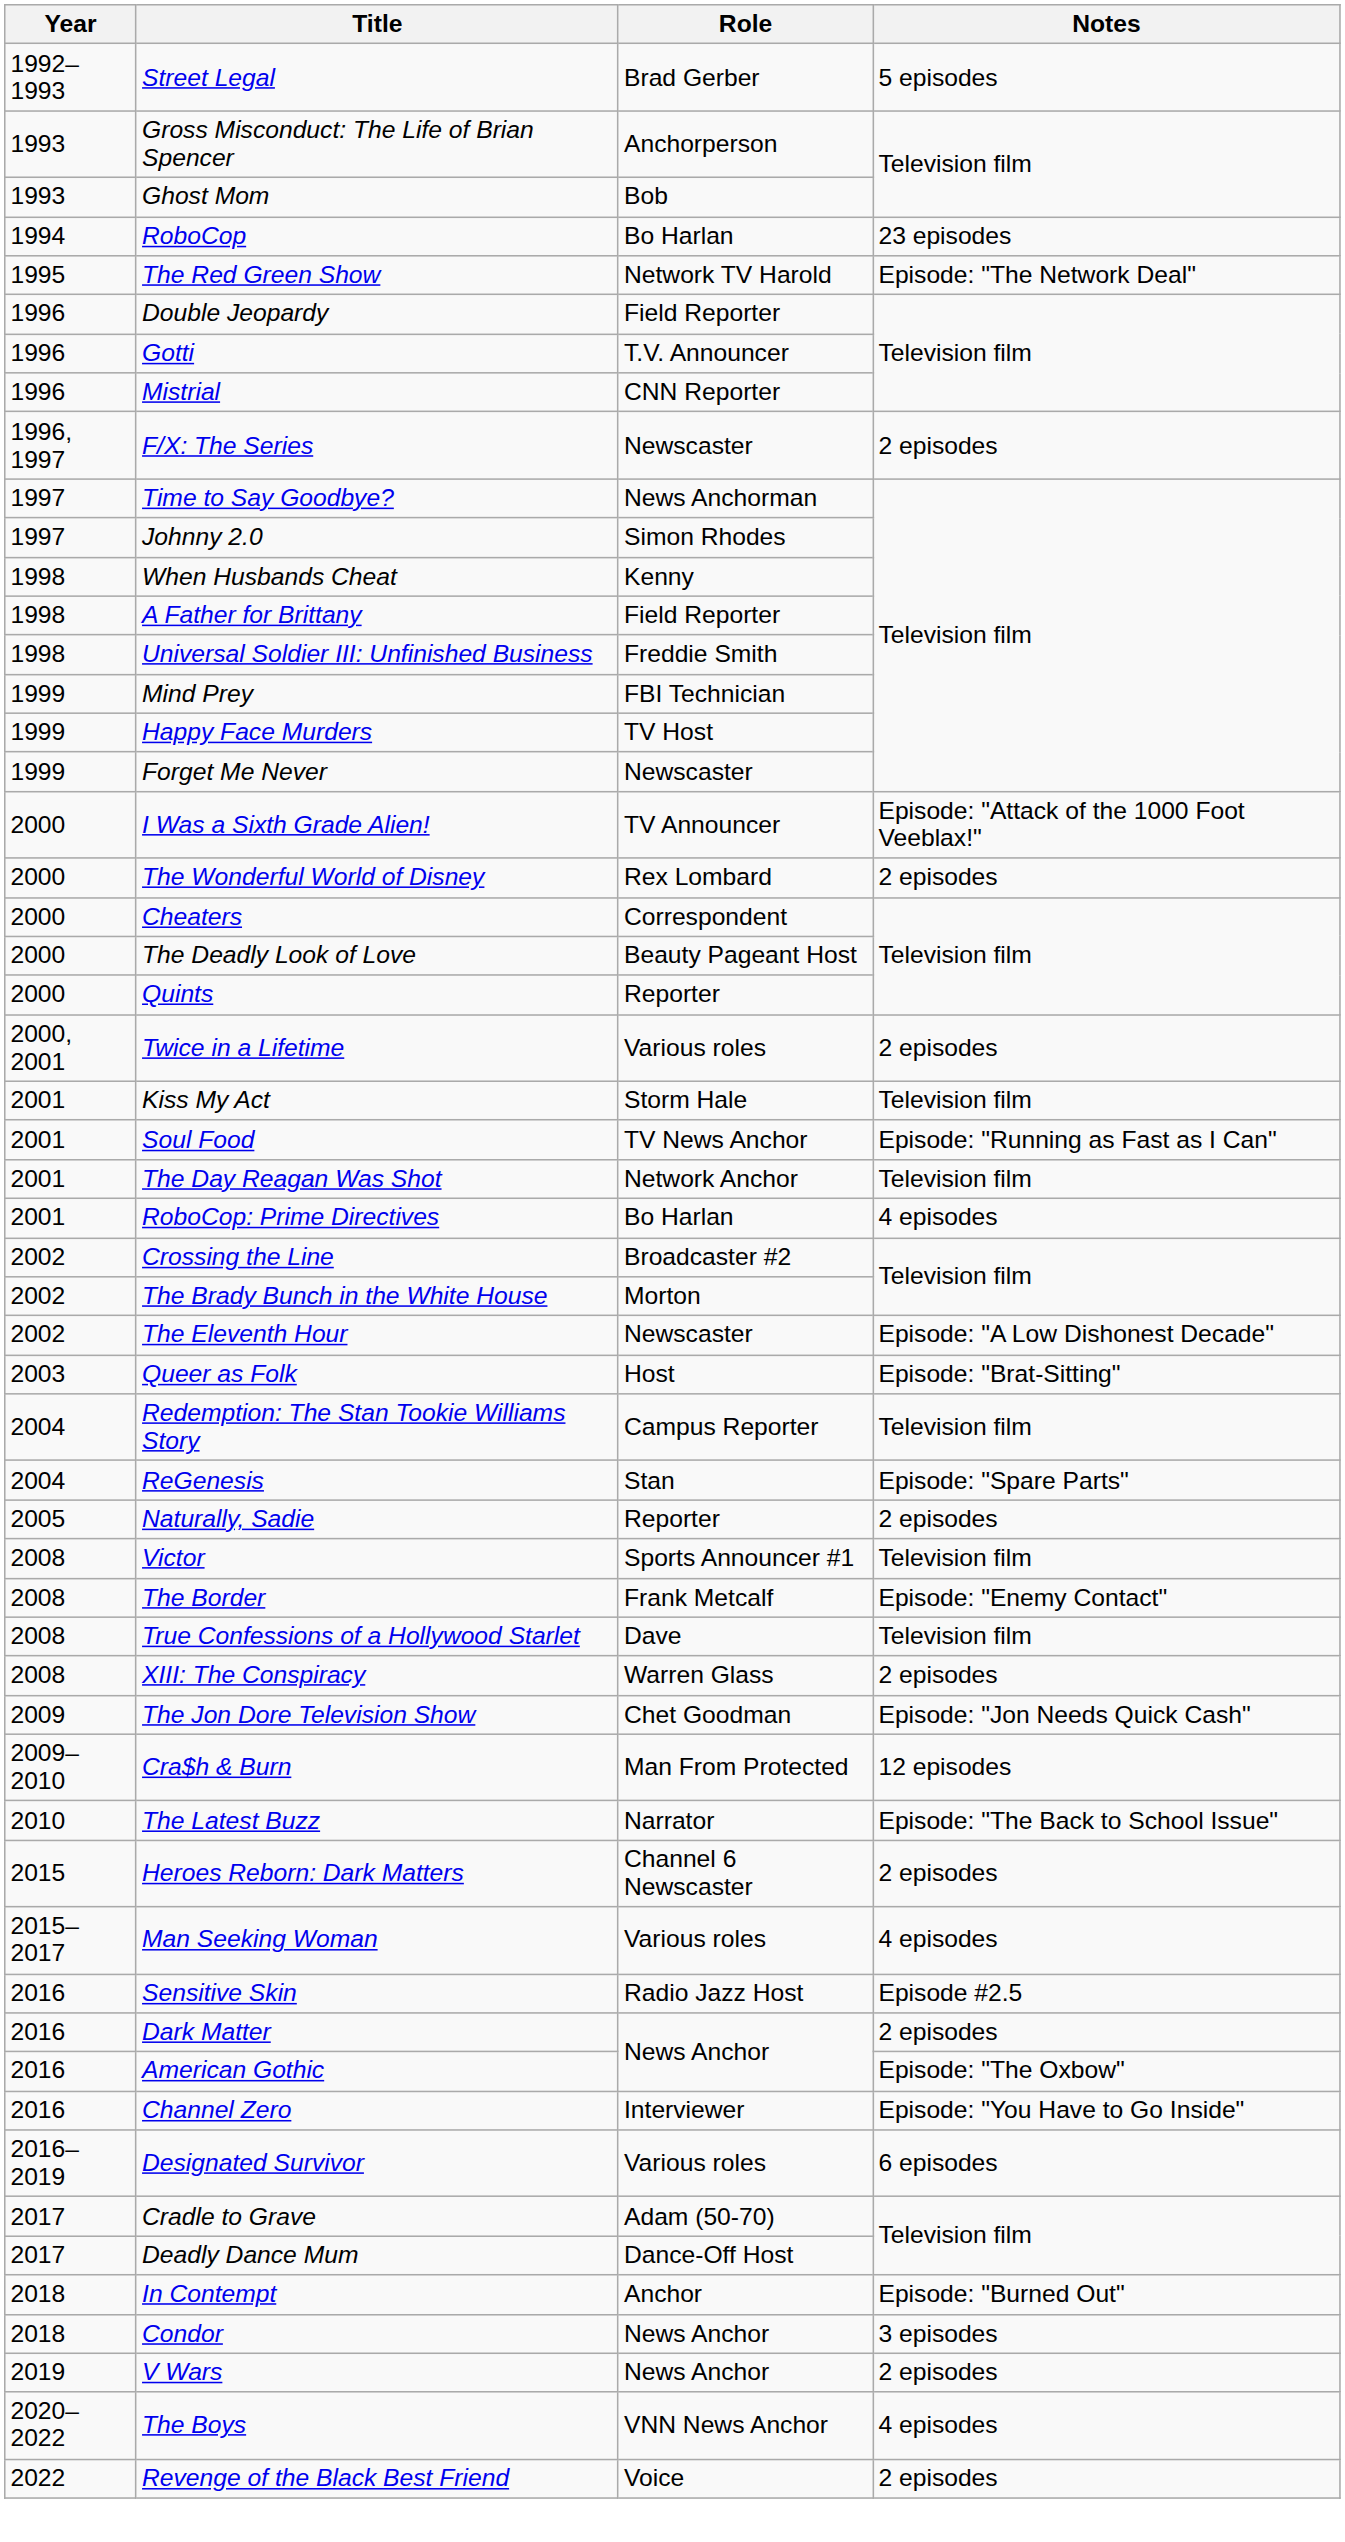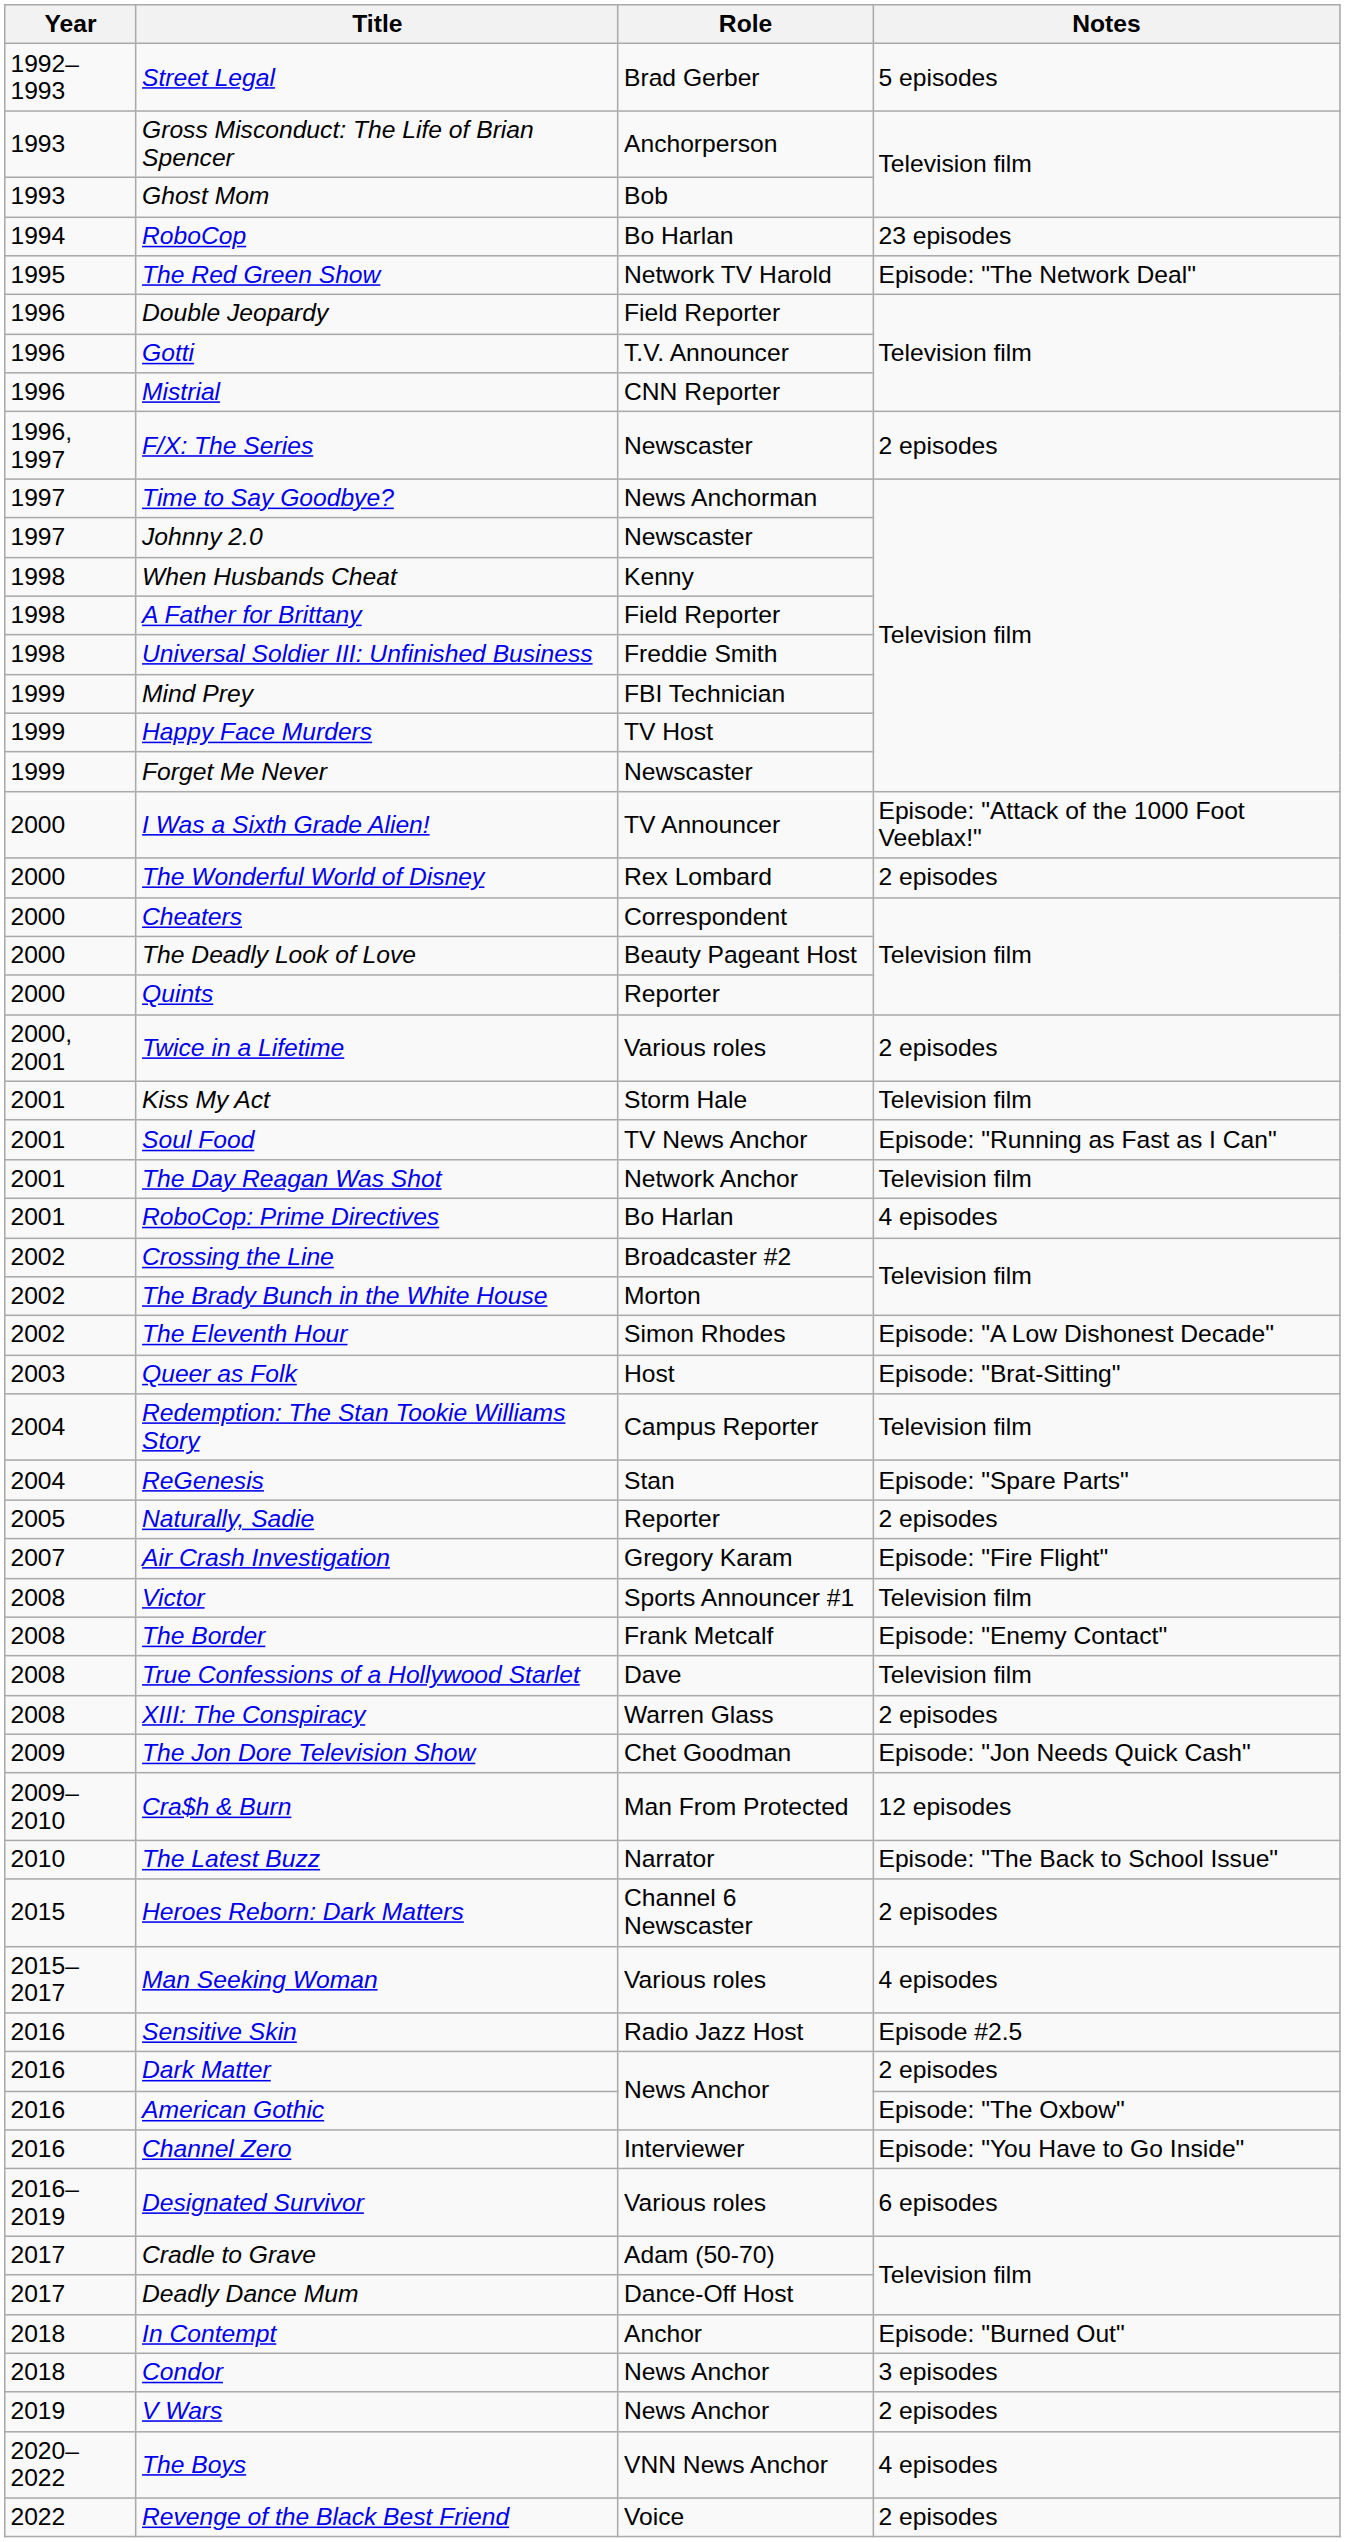(705, 537) Simon Rhodes -> (688, 537) Newscaster
(688, 1334) Newscaster -> (705, 1334) Simon Rhodes
+ row: (266, 1558)
